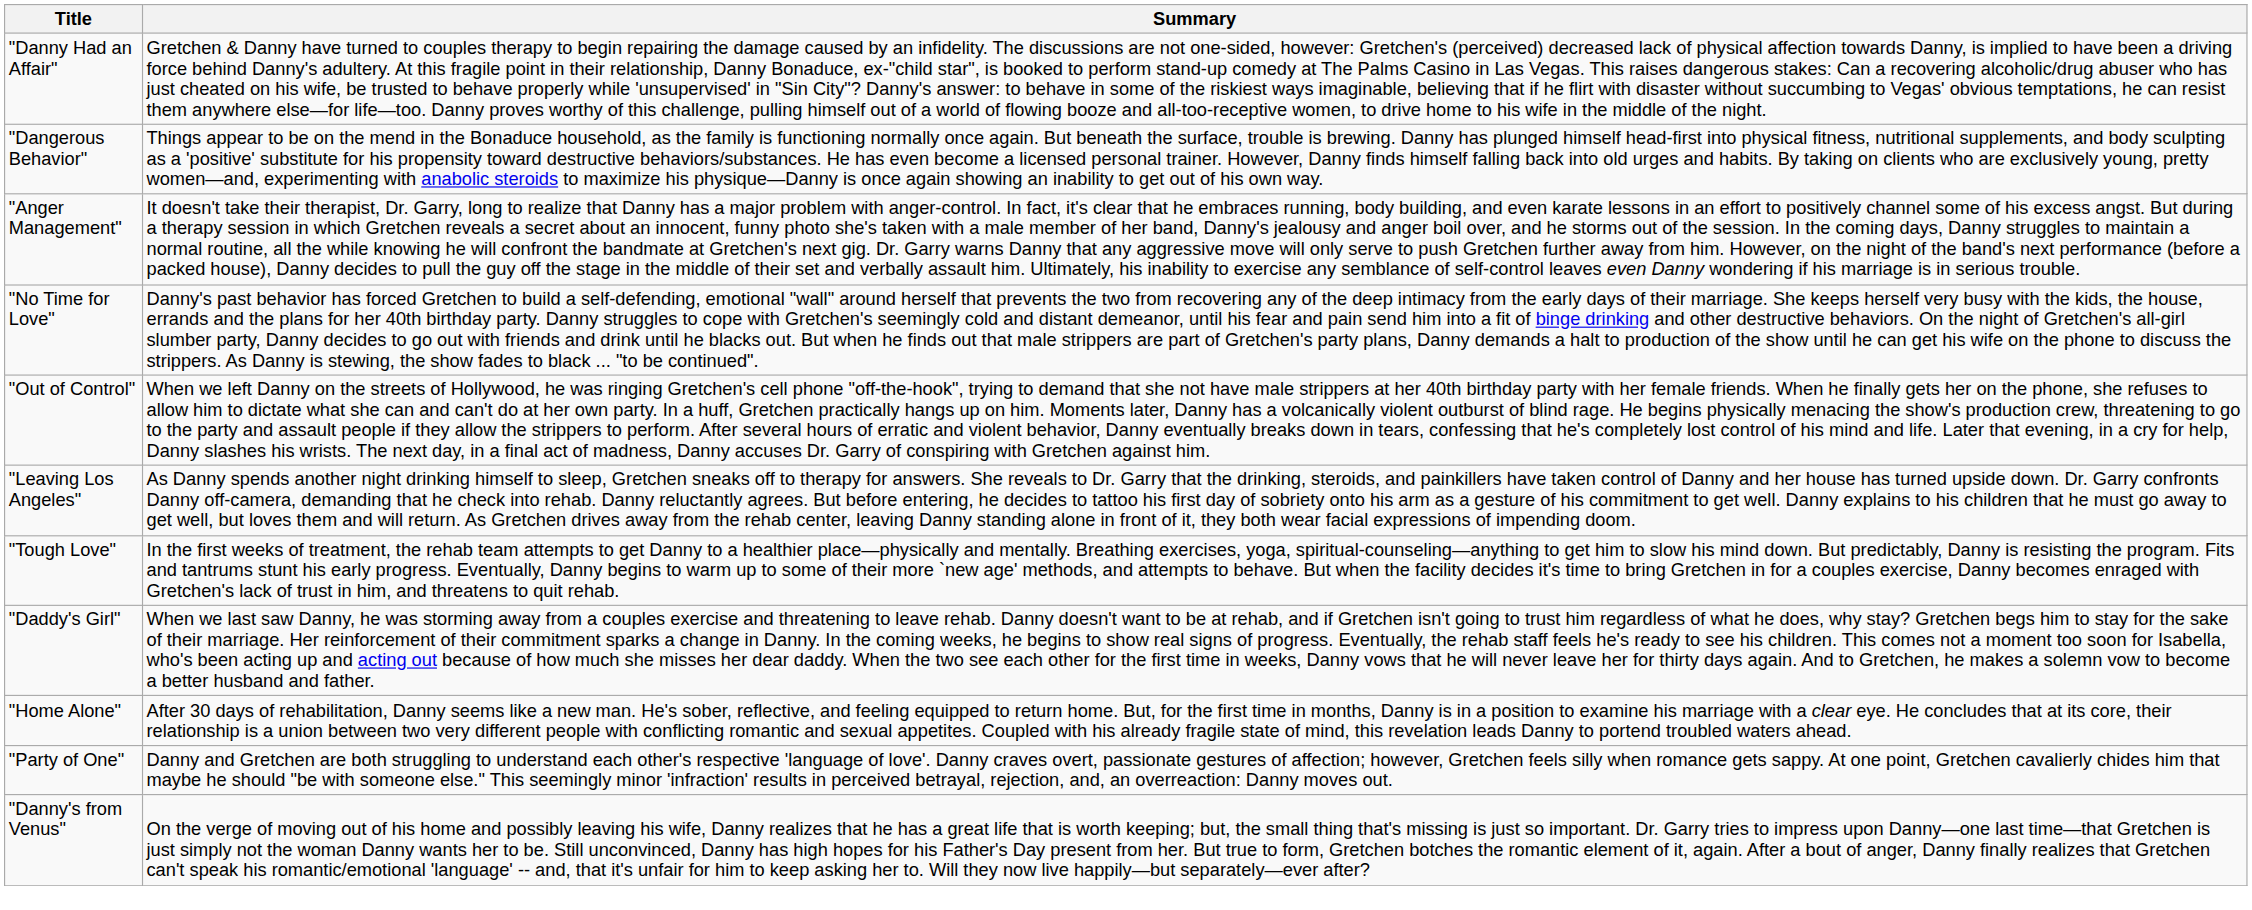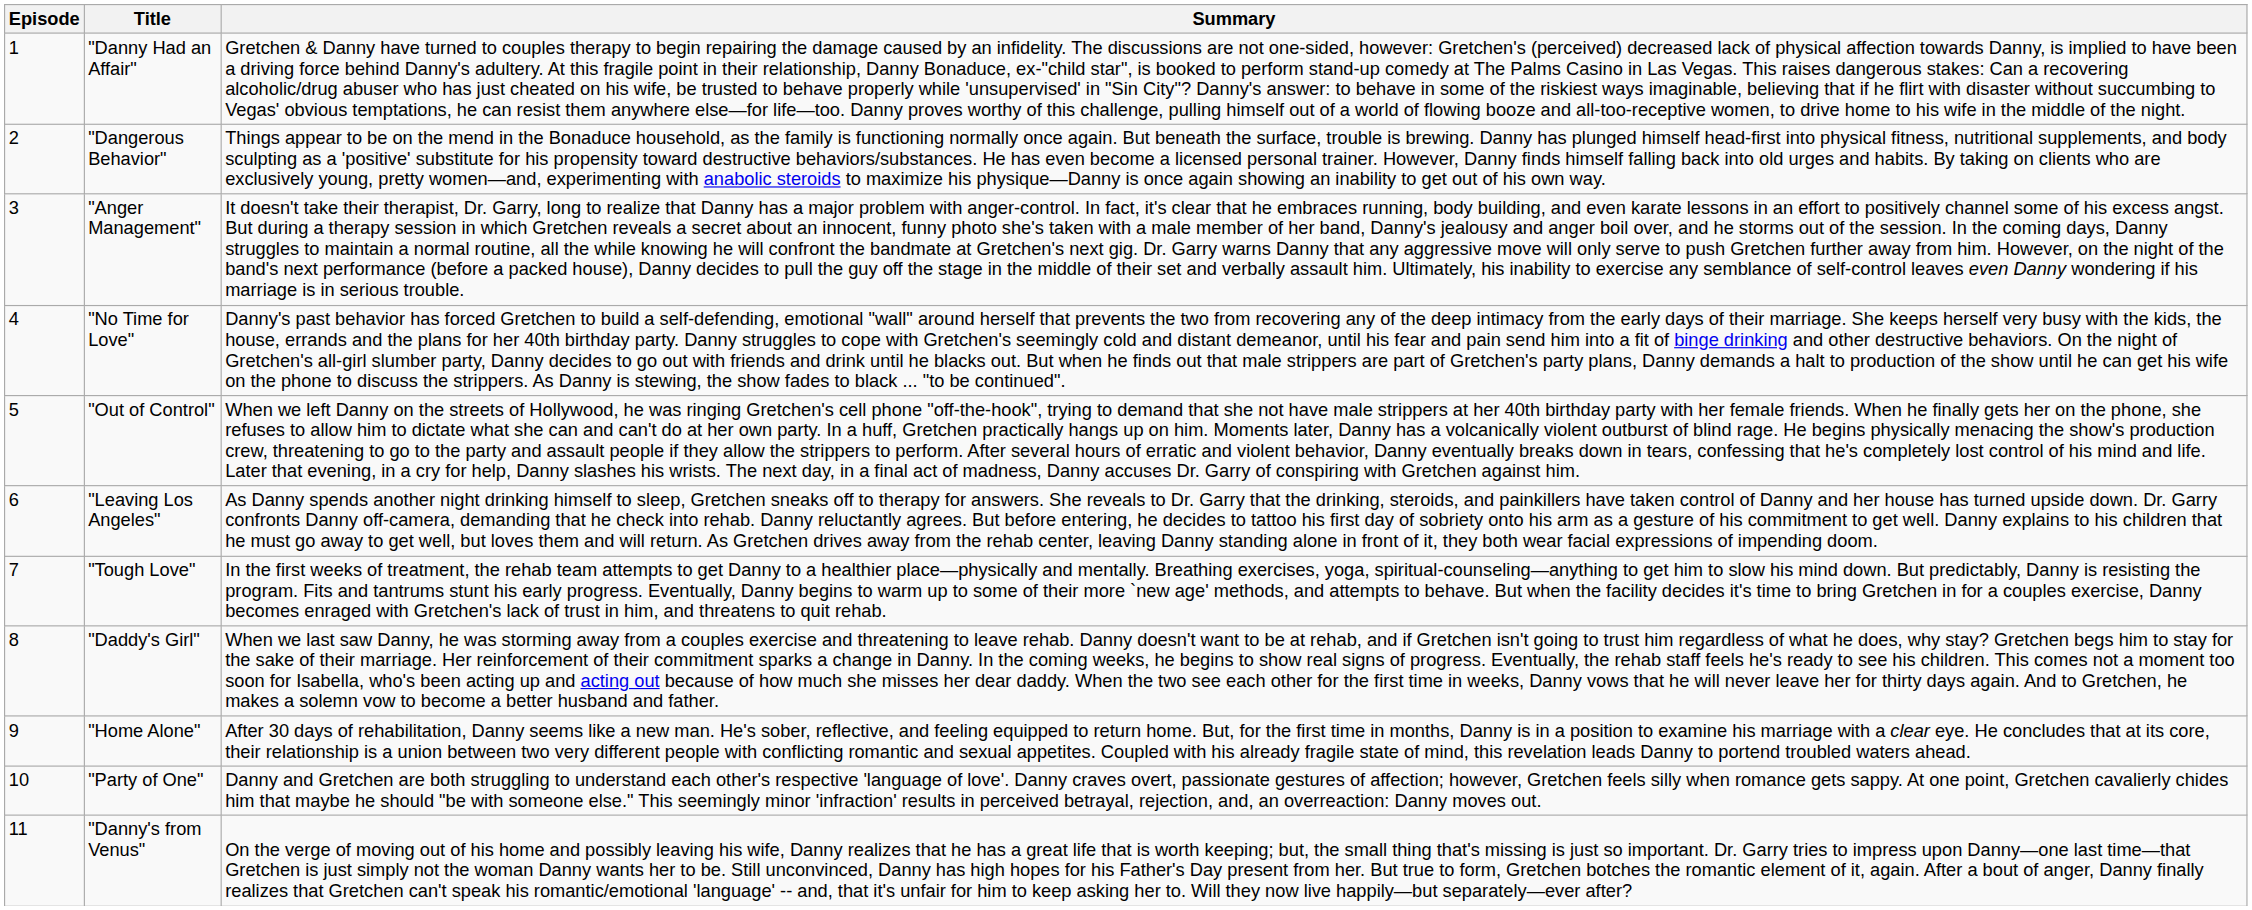+ column: (44, 18)
